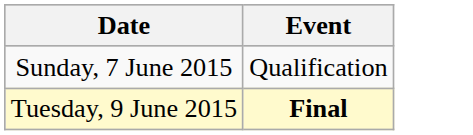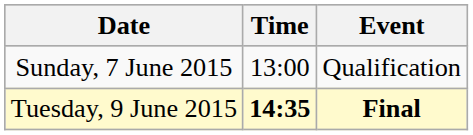+ column: (280, 25)
